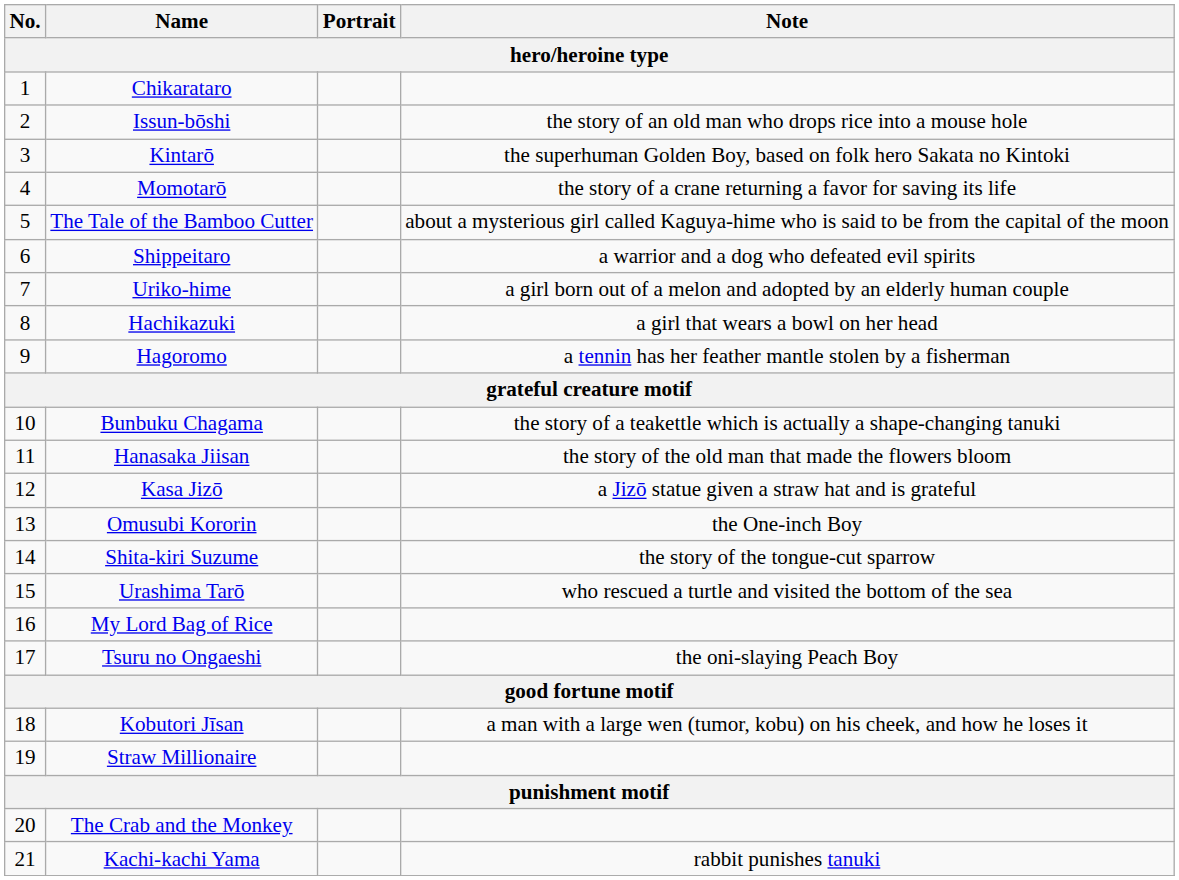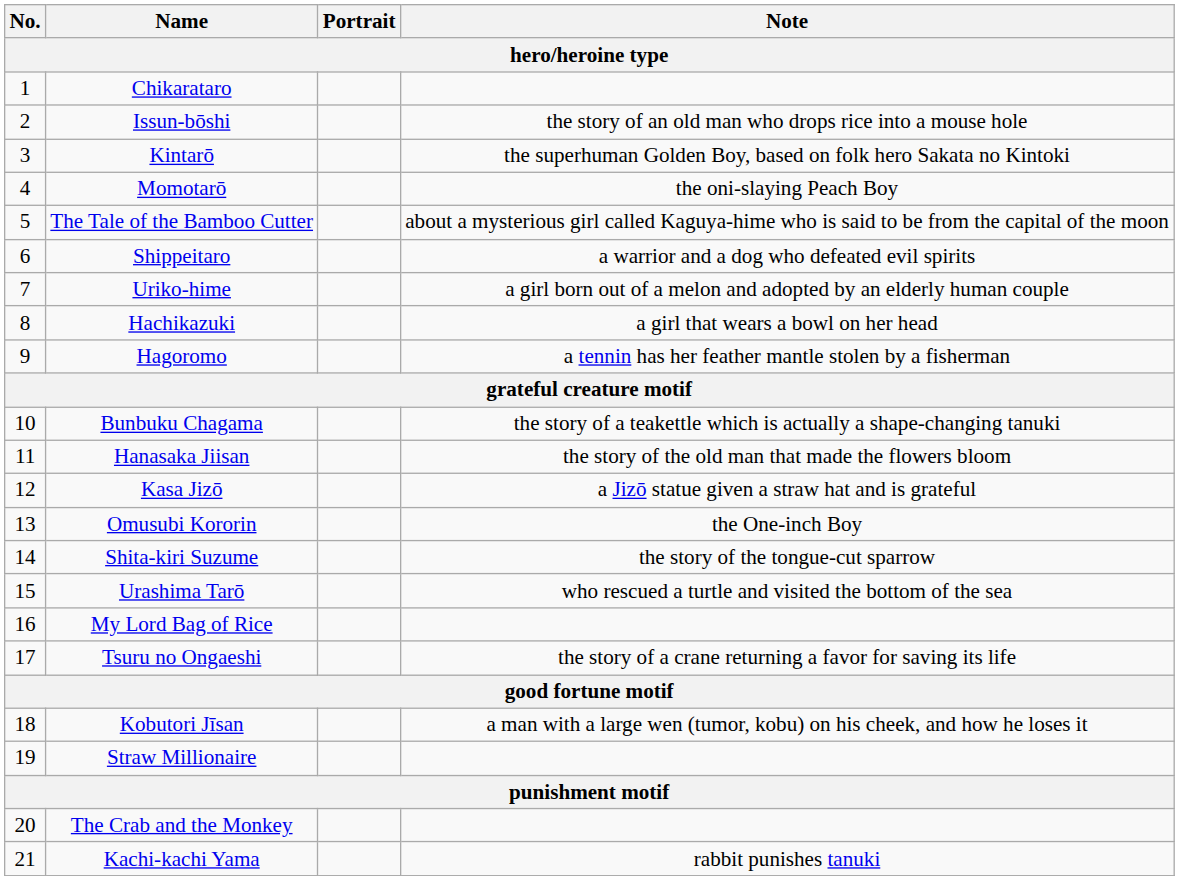(787, 188) the story of a crane returning a favor for saving its life -> (787, 188) the oni-slaying Peach Boy
(787, 657) the oni-slaying Peach Boy -> (787, 657) the story of a crane returning a favor for saving its life
